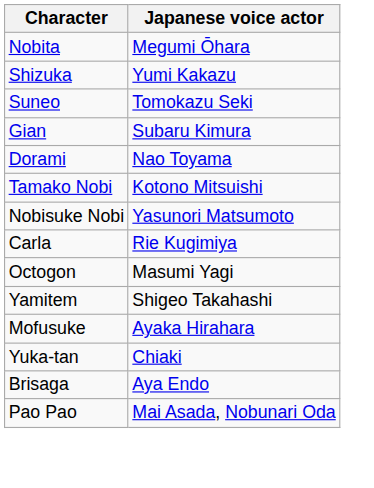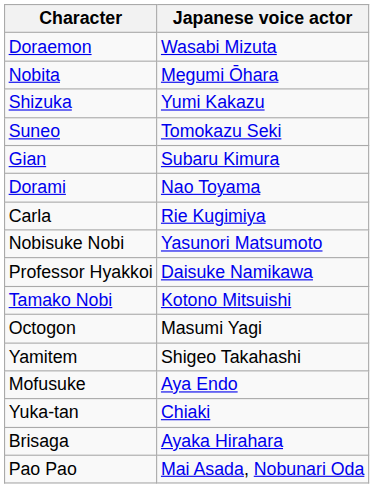+ row: (50, 46)
rows swapped: (60, 187) <-> (30, 243)
+ row: (81, 272)
(193, 328) Ayaka Hirahara -> (199, 384) Aya Endo
(171, 384) Aya Endo -> (222, 441) Ayaka Hirahara
